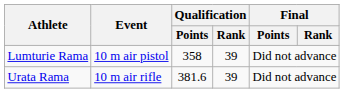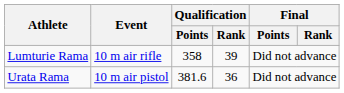(131, 56) 10 m air pistol -> (128, 56) 10 m air rifle
(128, 77) 10 m air rifle -> (131, 77) 10 m air pistol
(231, 77) 39 -> (231, 77) 36
